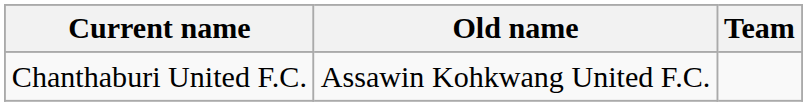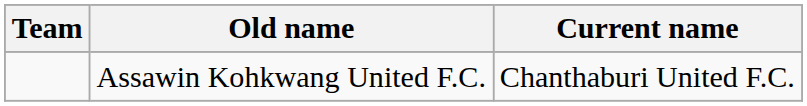columns swapped: (759, 28) <-> (159, 28)
